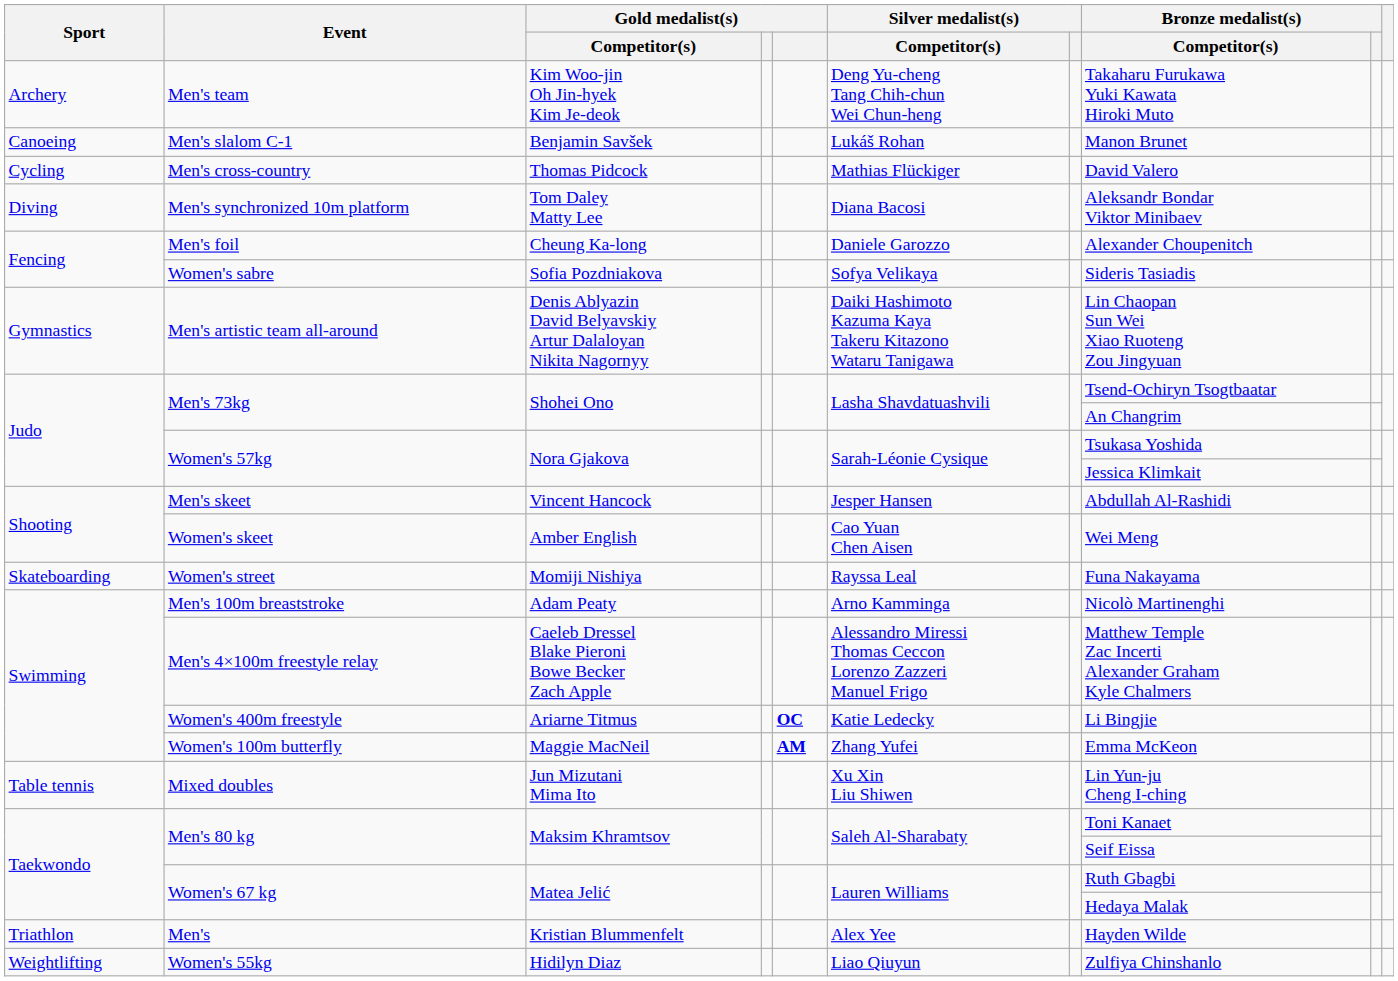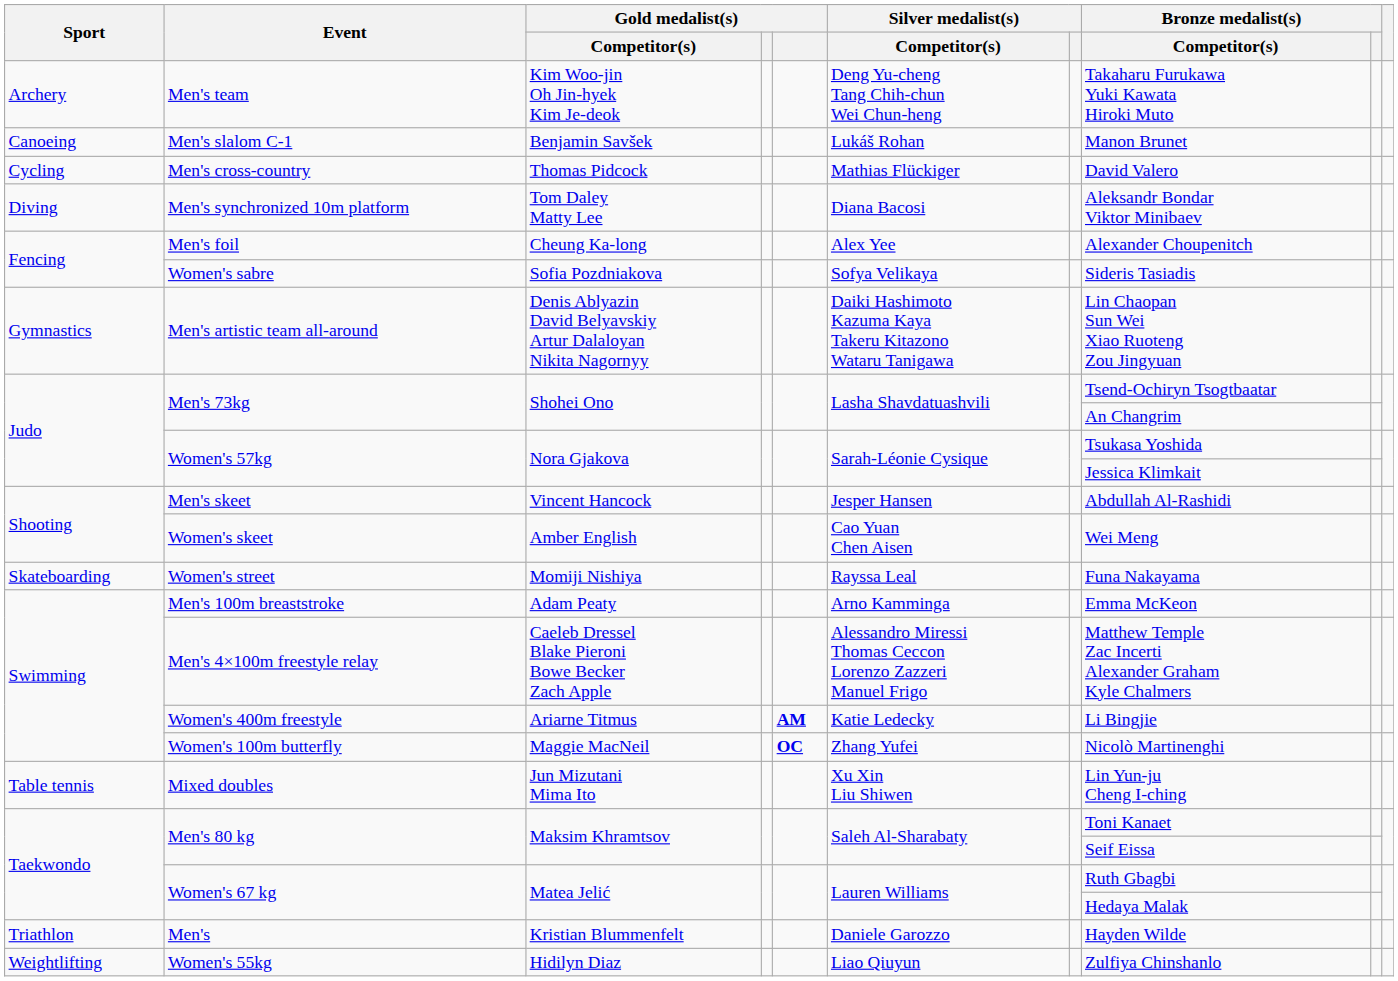(890, 245) Daniele Garozzo -> (863, 245) Alex Yee
(1155, 603) Nicolò Martinenghi -> (1141, 603) Emma McKeon
(790, 718) OC -> (791, 718) AM
(791, 746) AM -> (790, 746) OC
(1141, 746) Emma McKeon -> (1155, 746) Nicolò Martinenghi
(863, 934) Alex Yee -> (890, 934) Daniele Garozzo
